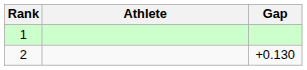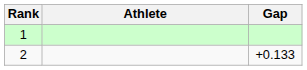(275, 55) +0.130 -> (275, 55) +0.133
